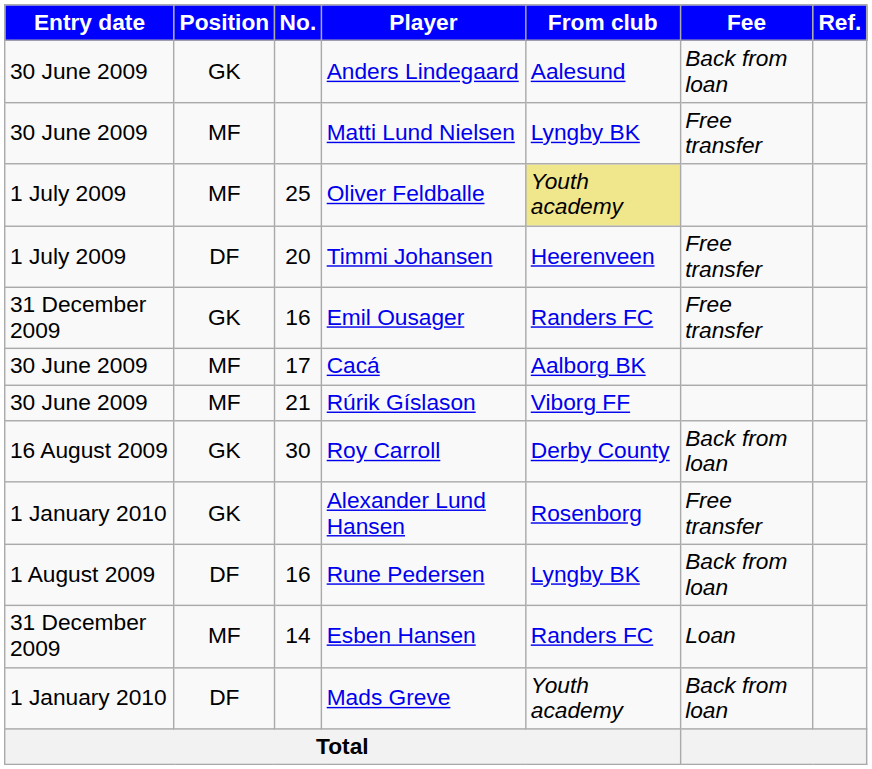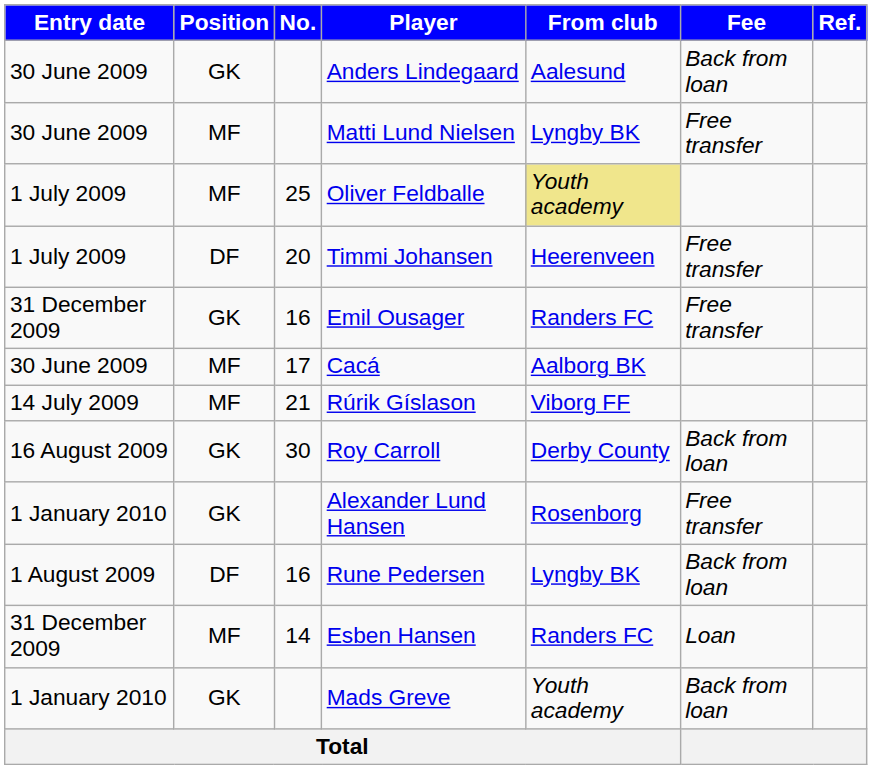(79, 402) 30 June 2009 -> (74, 402) 14 July 2009
(224, 697) DF -> (224, 697) GK
